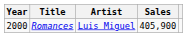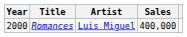(158, 26) 405,900 -> (158, 26) 400,000
